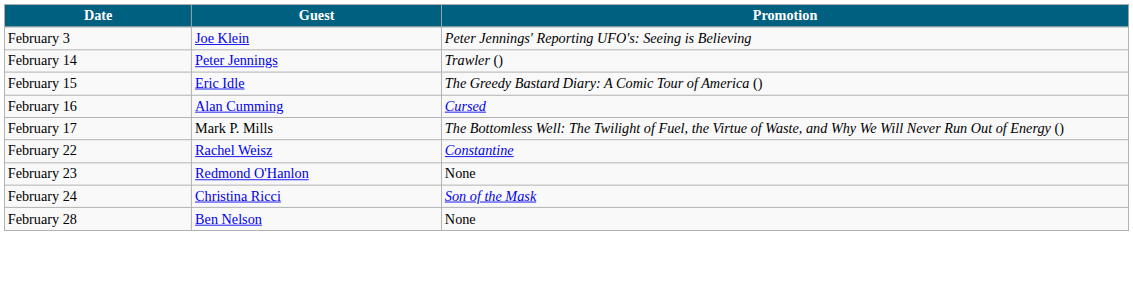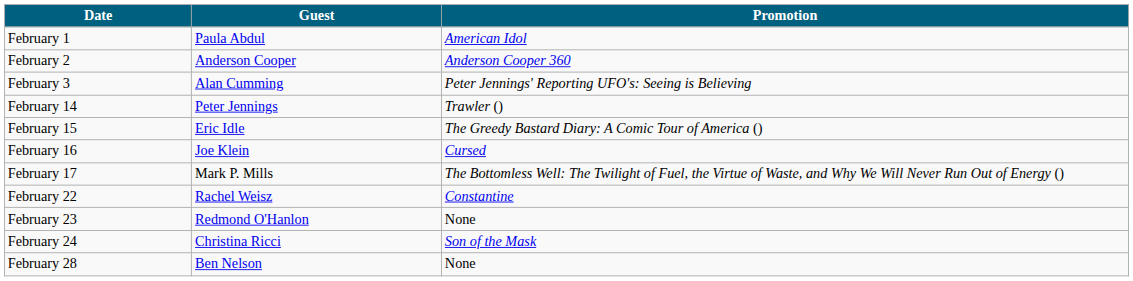+ row: (39, 38)
+ row: (39, 60)
(222, 38) Joe Klein -> (239, 83) Alan Cumming
(239, 106) Alan Cumming -> (222, 151) Joe Klein
